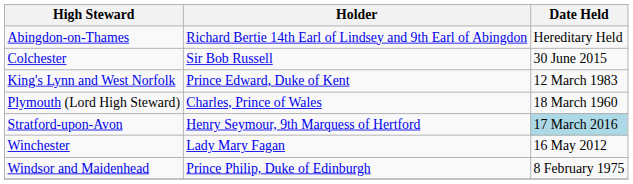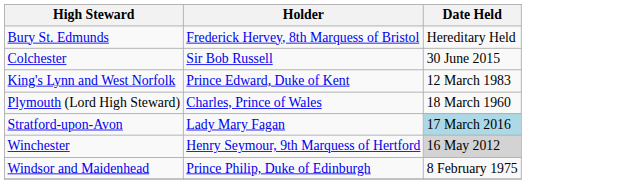- row: (68, 37)
+ row: (58, 37)
(303, 124) Henry Seymour, 9th Marquess of Hertford -> (236, 124) Lady Mary Fagan
(236, 146) Lady Mary Fagan -> (303, 146) Henry Seymour, 9th Marquess of Hertford
(570, 146) no background -> (463, 146) lightgrey background
